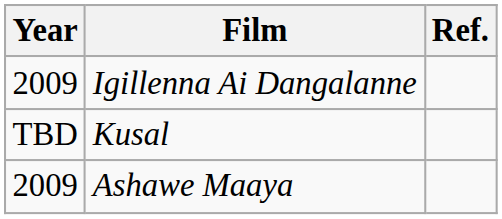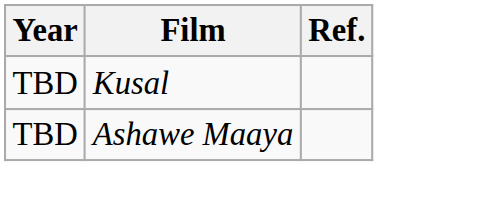- row: (255, 82)
(45, 185) 2009 -> (45, 133) TBD
